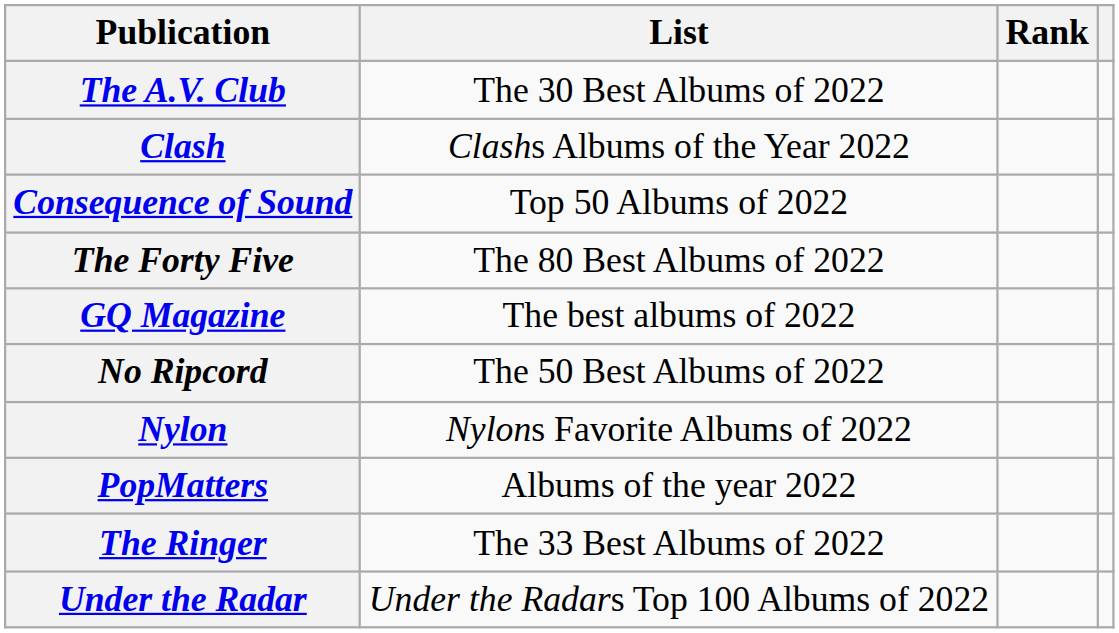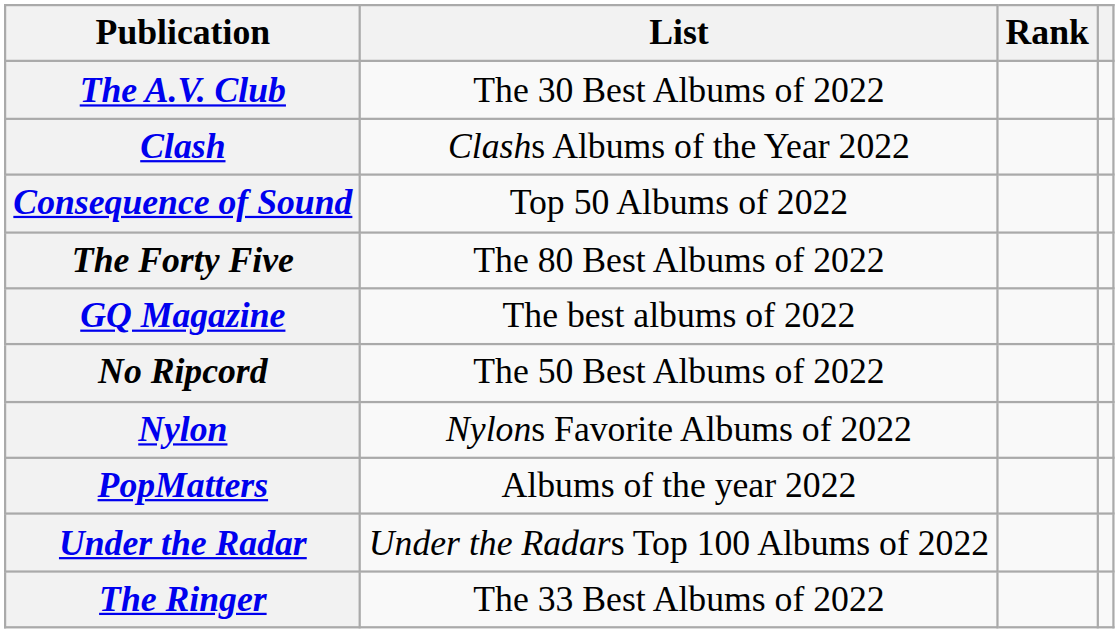rows swapped: (183, 542) <-> (183, 598)
